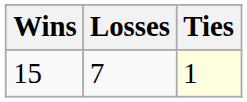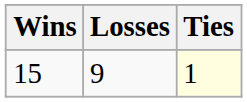(97, 73) 7 -> (97, 73) 9
